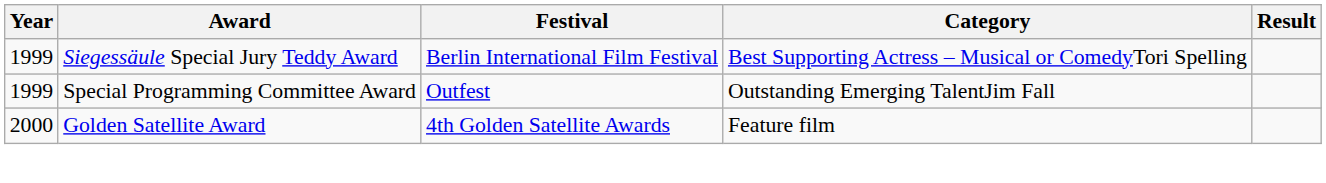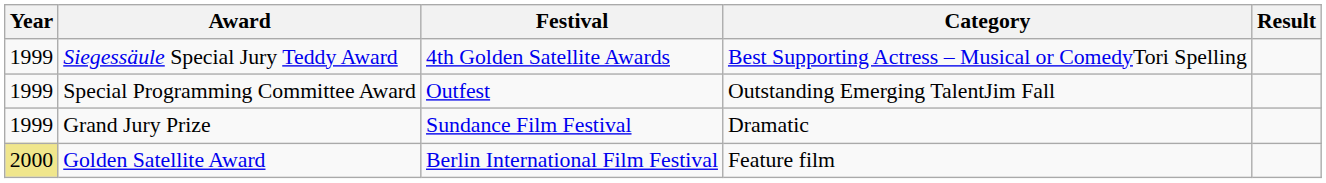(572, 56) Berlin International Film Festival -> (548, 56) 4th Golden Satellite Awards
+ row: (137, 125)
(31, 125) no background -> (31, 159) khaki background
(548, 125) 4th Golden Satellite Awards -> (572, 159) Berlin International Film Festival
